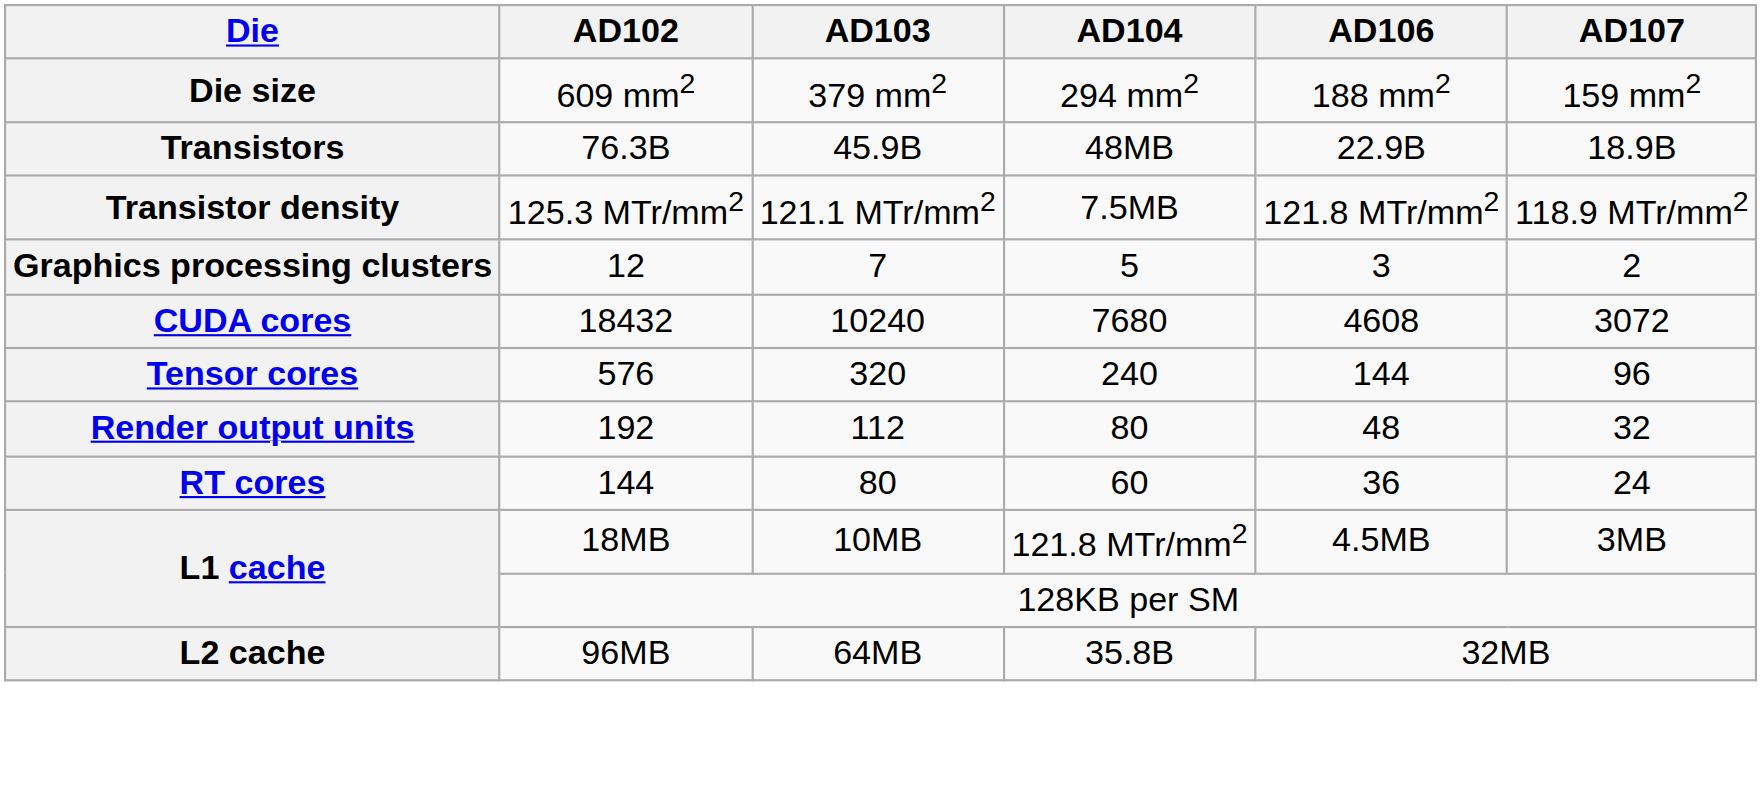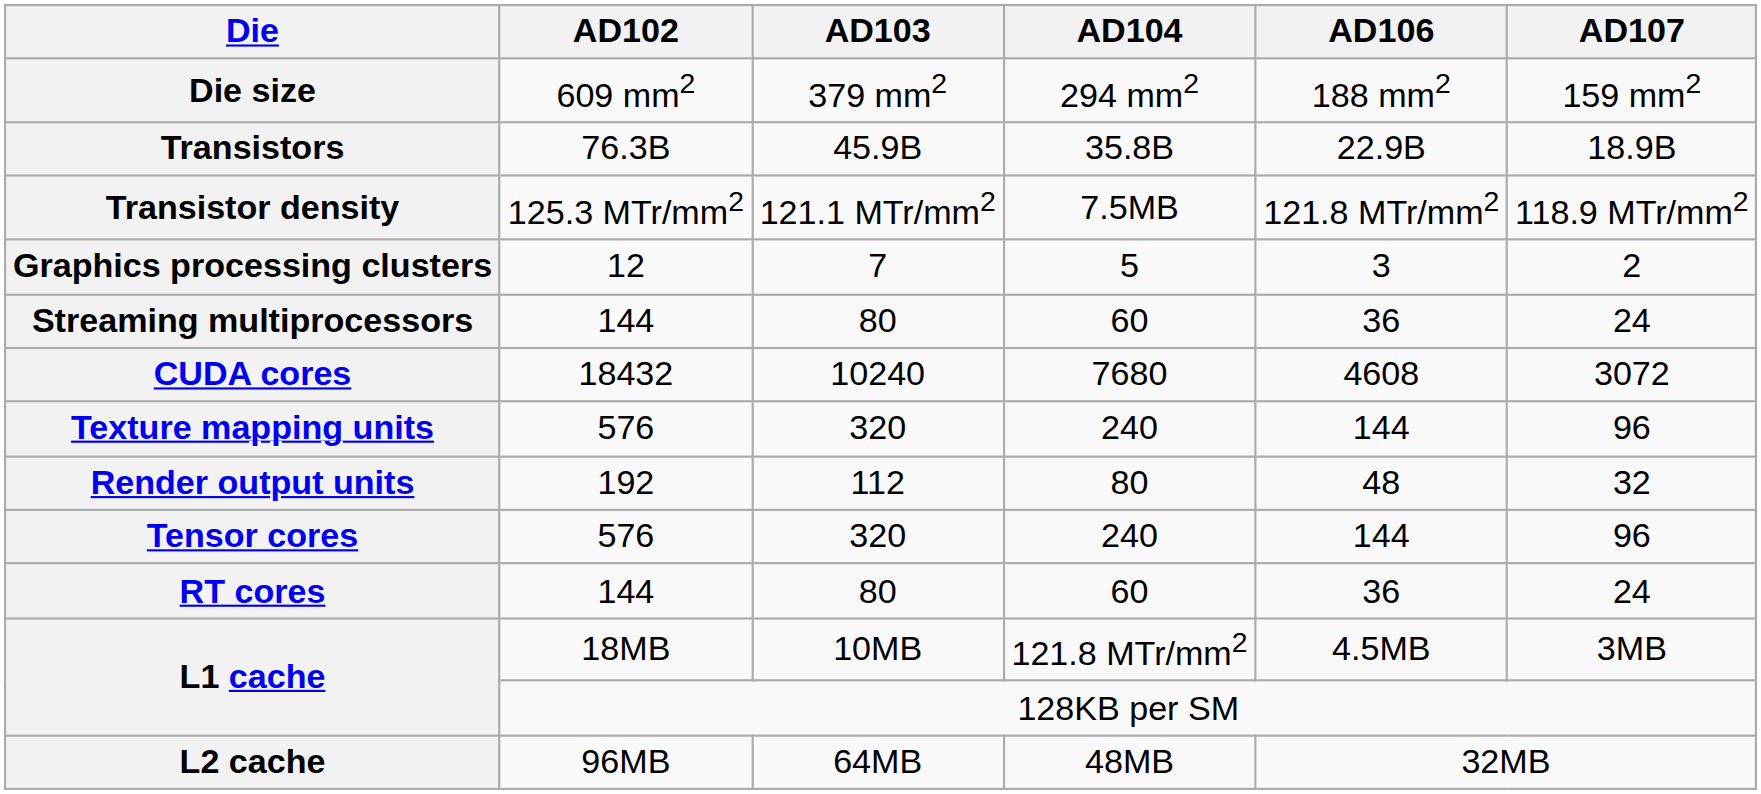(1129, 148) 48MB -> (1130, 148) 35.8B
+ row: (253, 320)
+ row: (253, 428)
rows swapped: (253, 428) <-> (253, 374)
(1130, 653) 35.8B -> (1129, 761) 48MB
